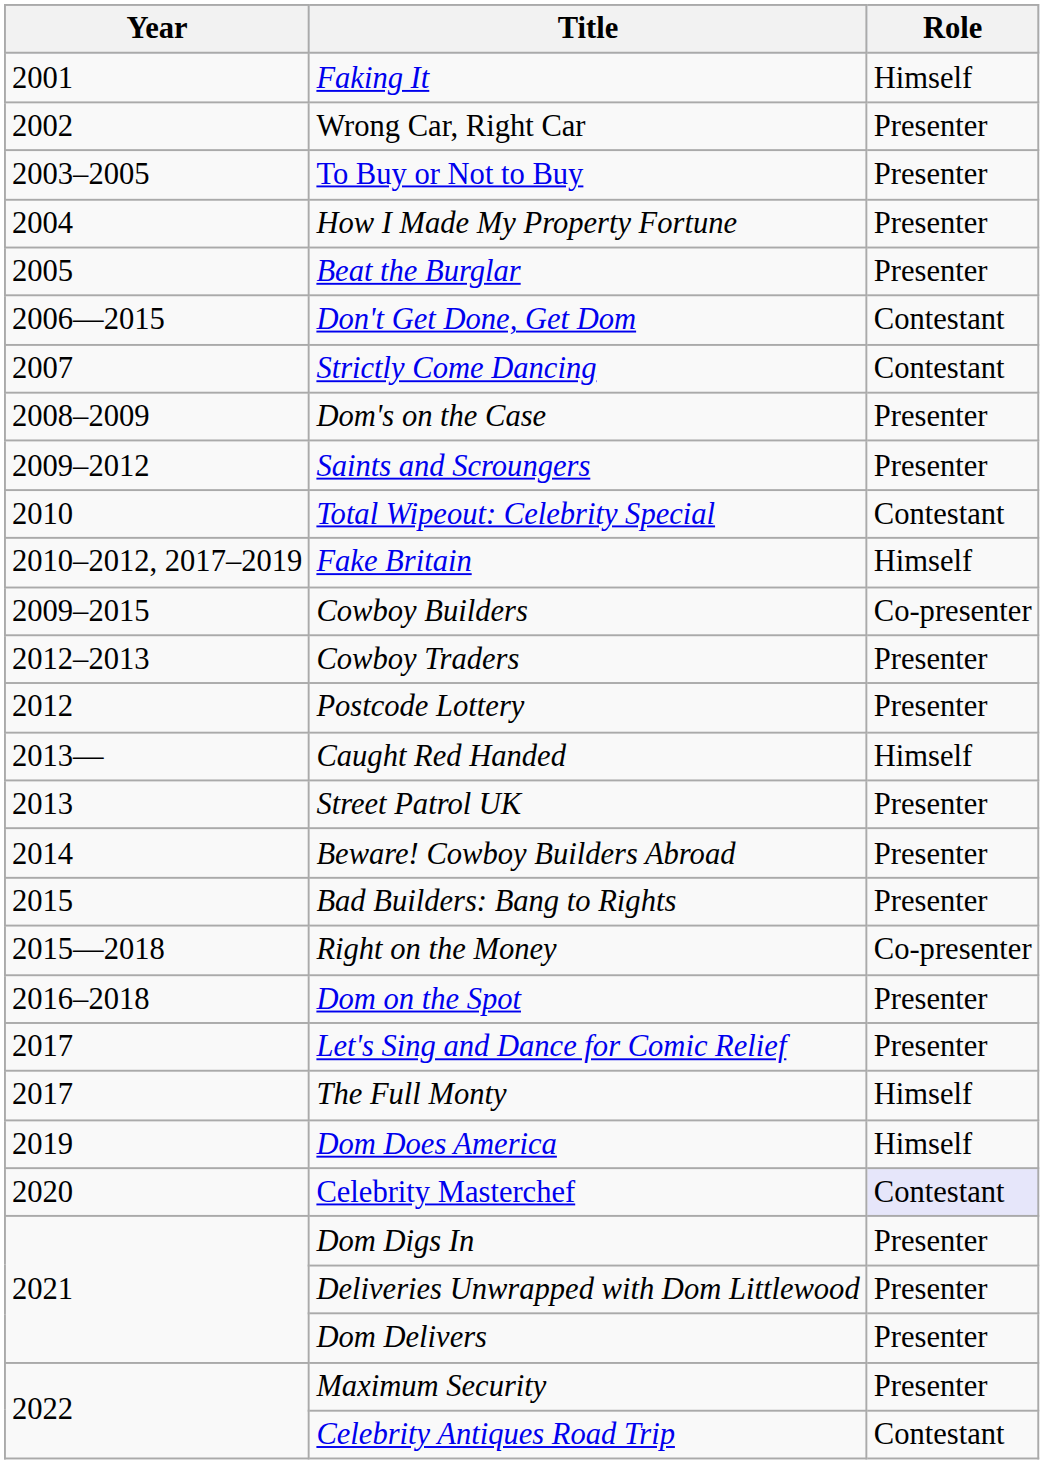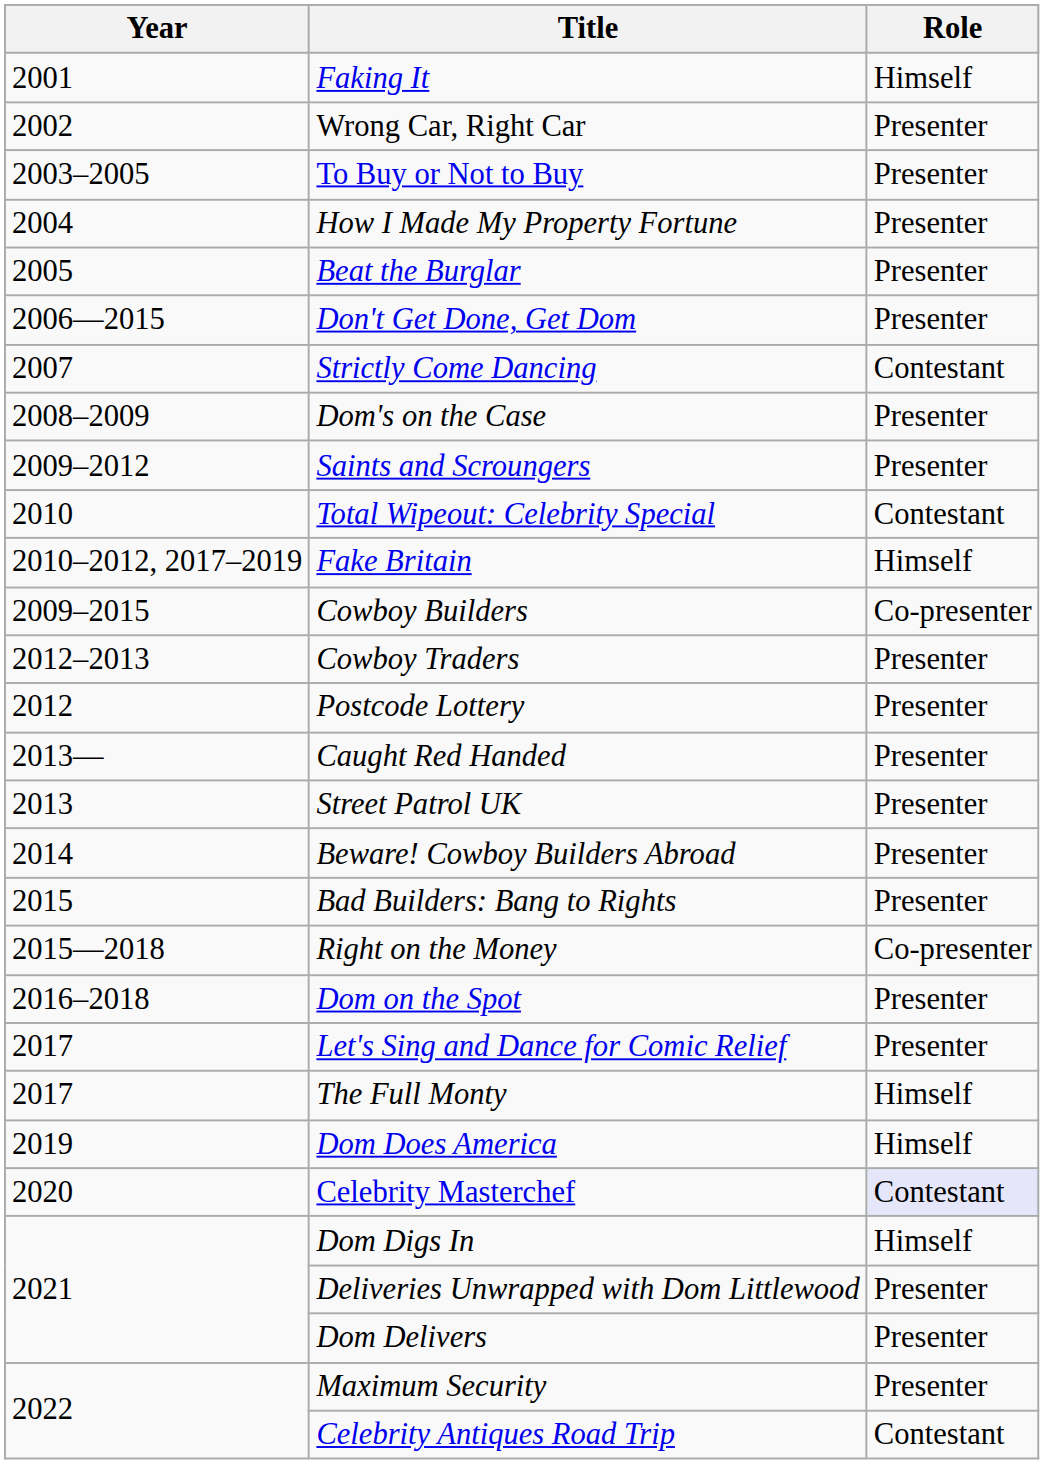(939, 319) Contestant -> (931, 319) Presenter
(923, 755) Himself -> (931, 755) Presenter
(931, 1240) Presenter -> (923, 1240) Himself
